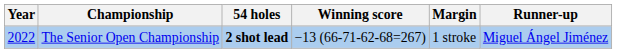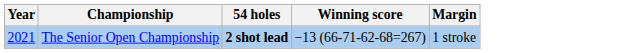- column: (546, 15)
(21, 37) 2022 -> (21, 37) 2021
